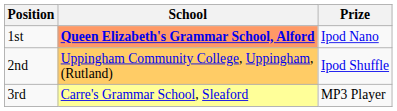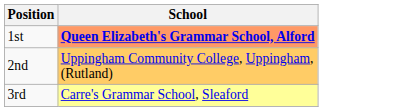- column: (355, 15)
